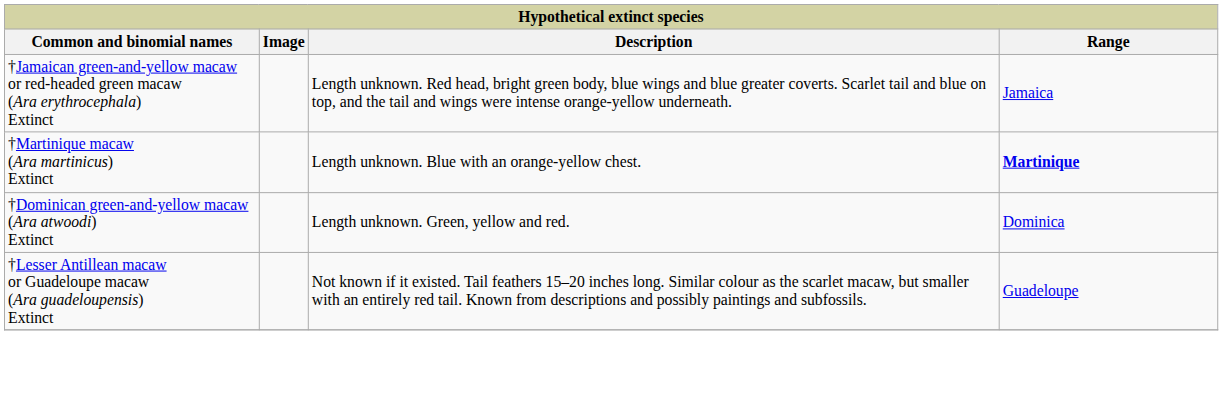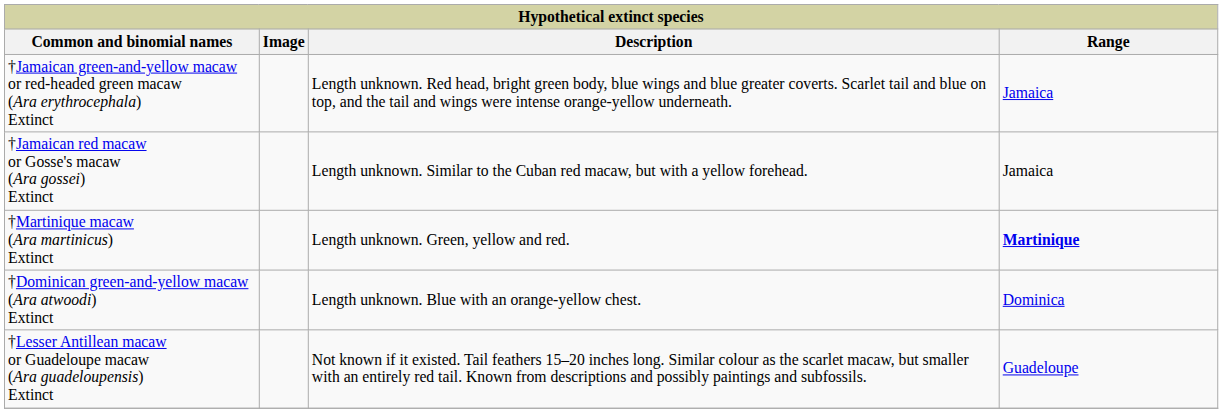+ row: (77, 170)
(476, 162) Length unknown. Blue with an orange-yellow chest. -> (441, 239) Length unknown. Green, yellow and red.
(441, 222) Length unknown. Green, yellow and red. -> (476, 300) Length unknown. Blue with an orange-yellow chest.
